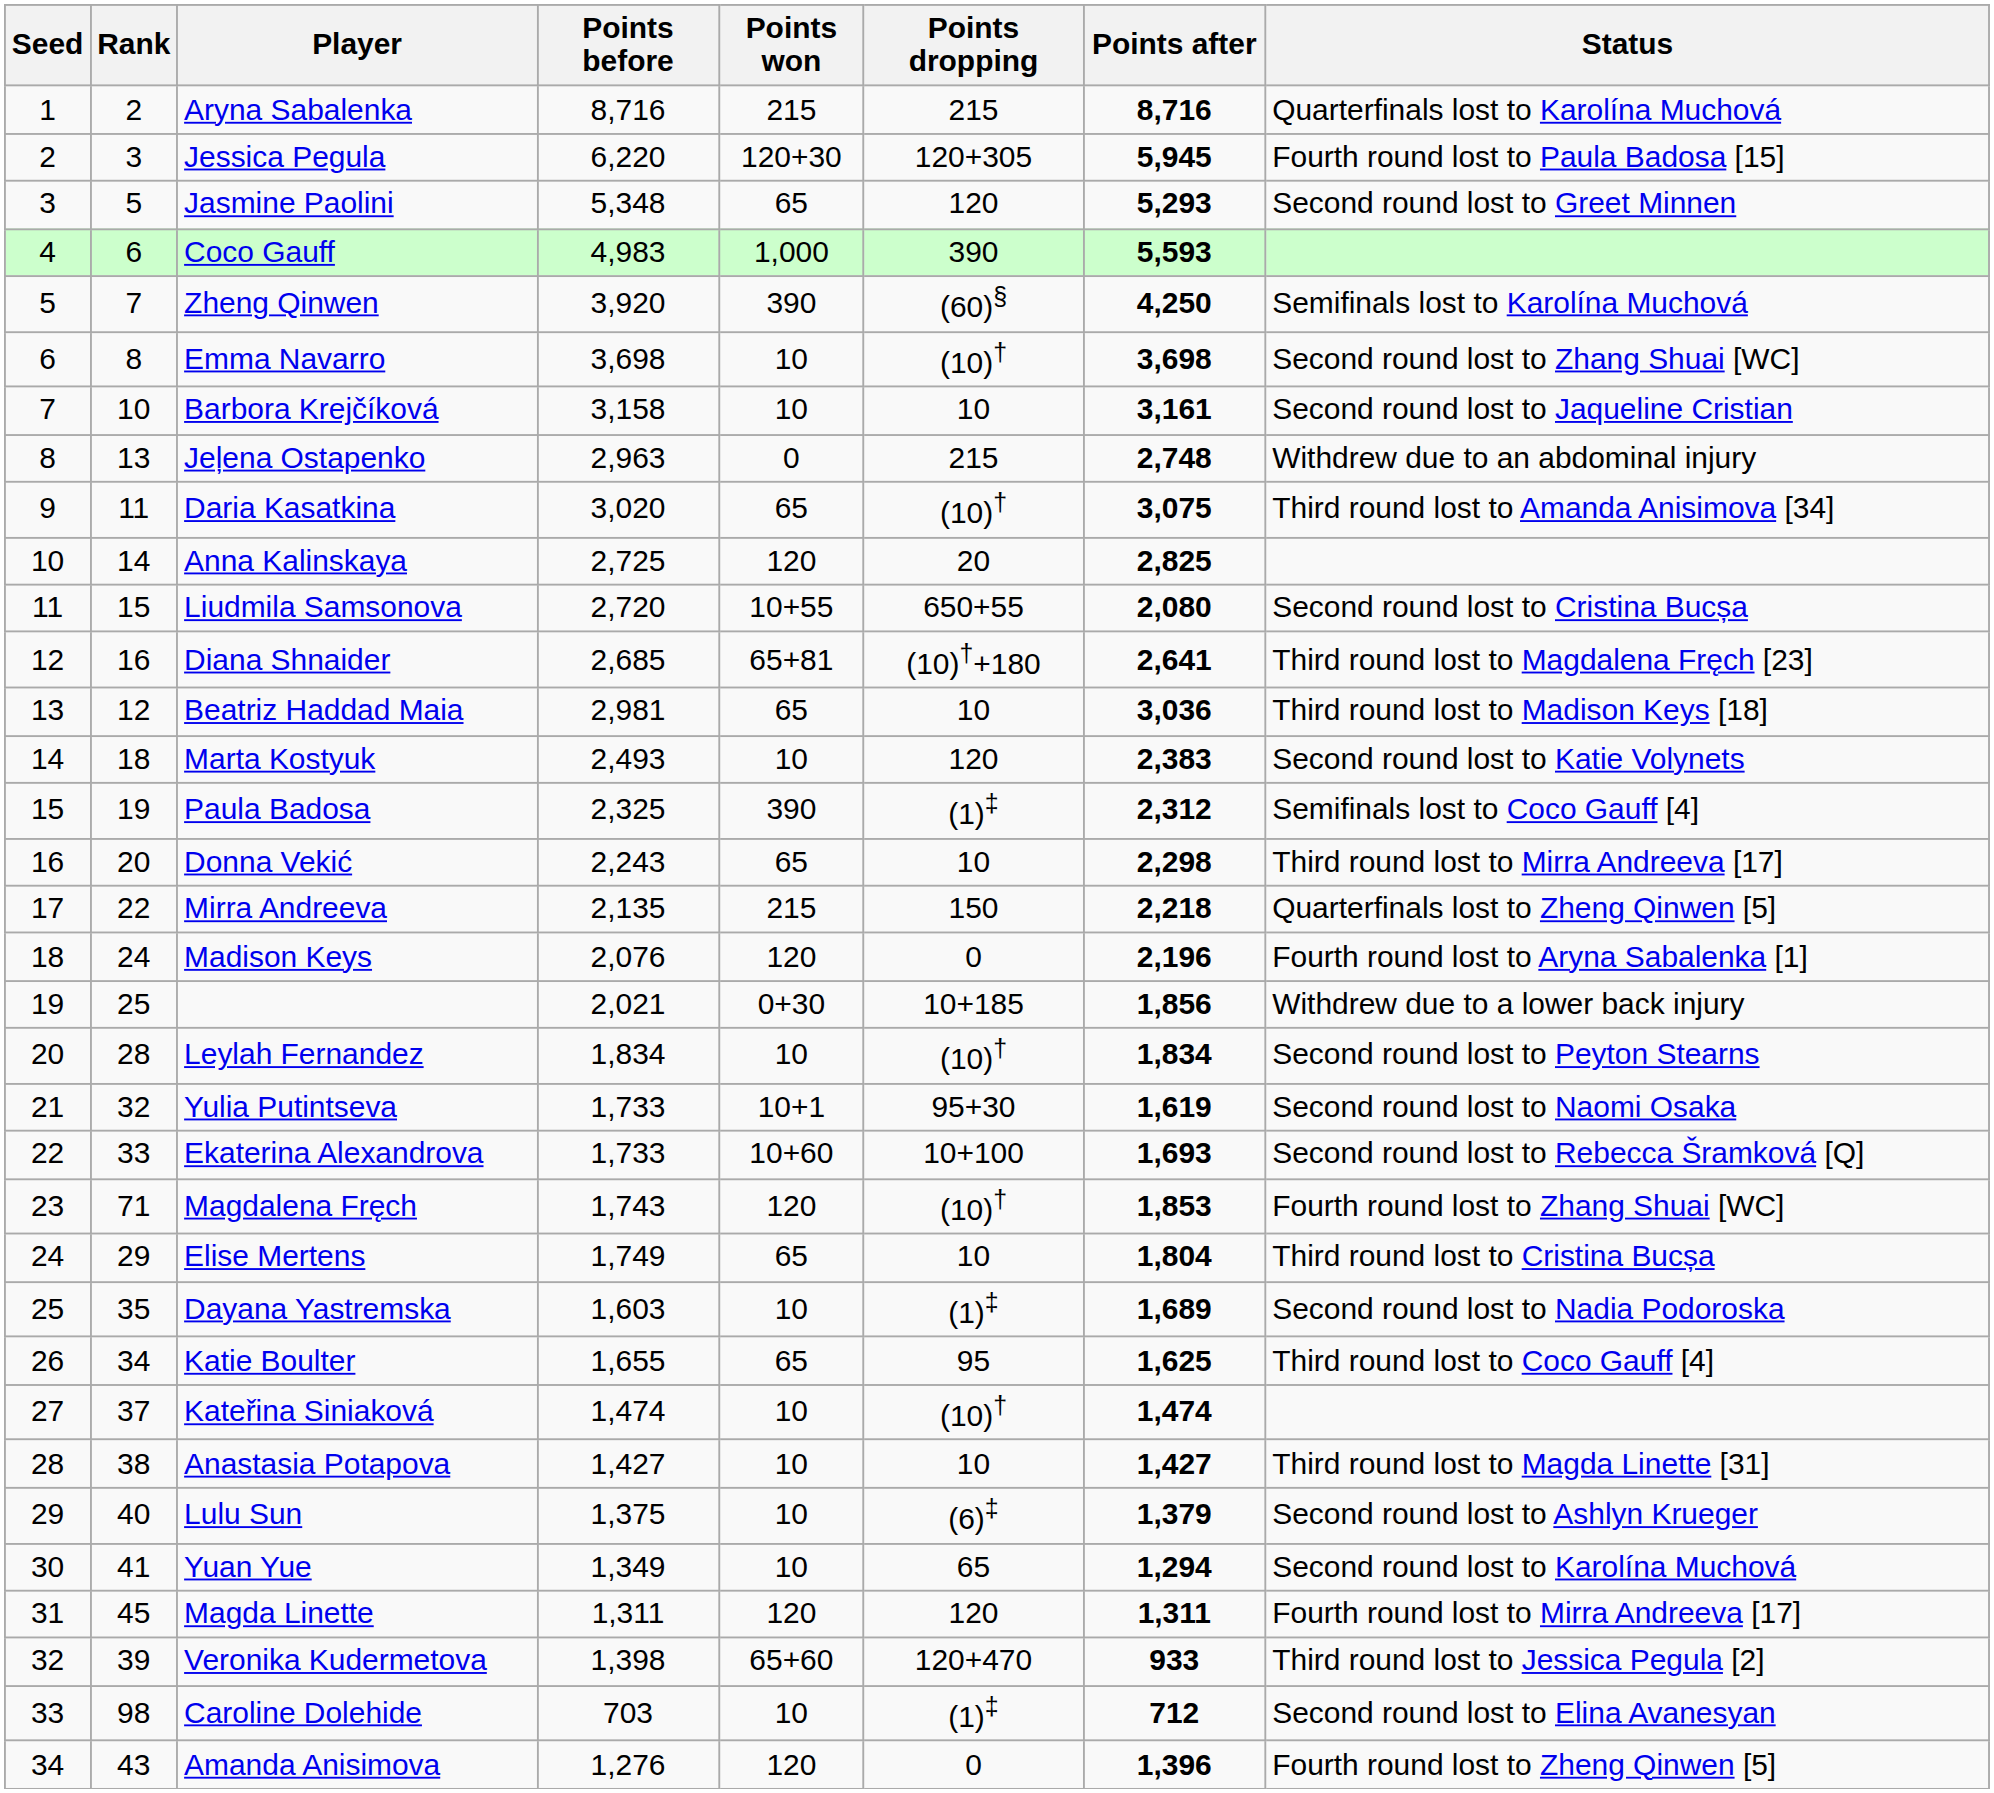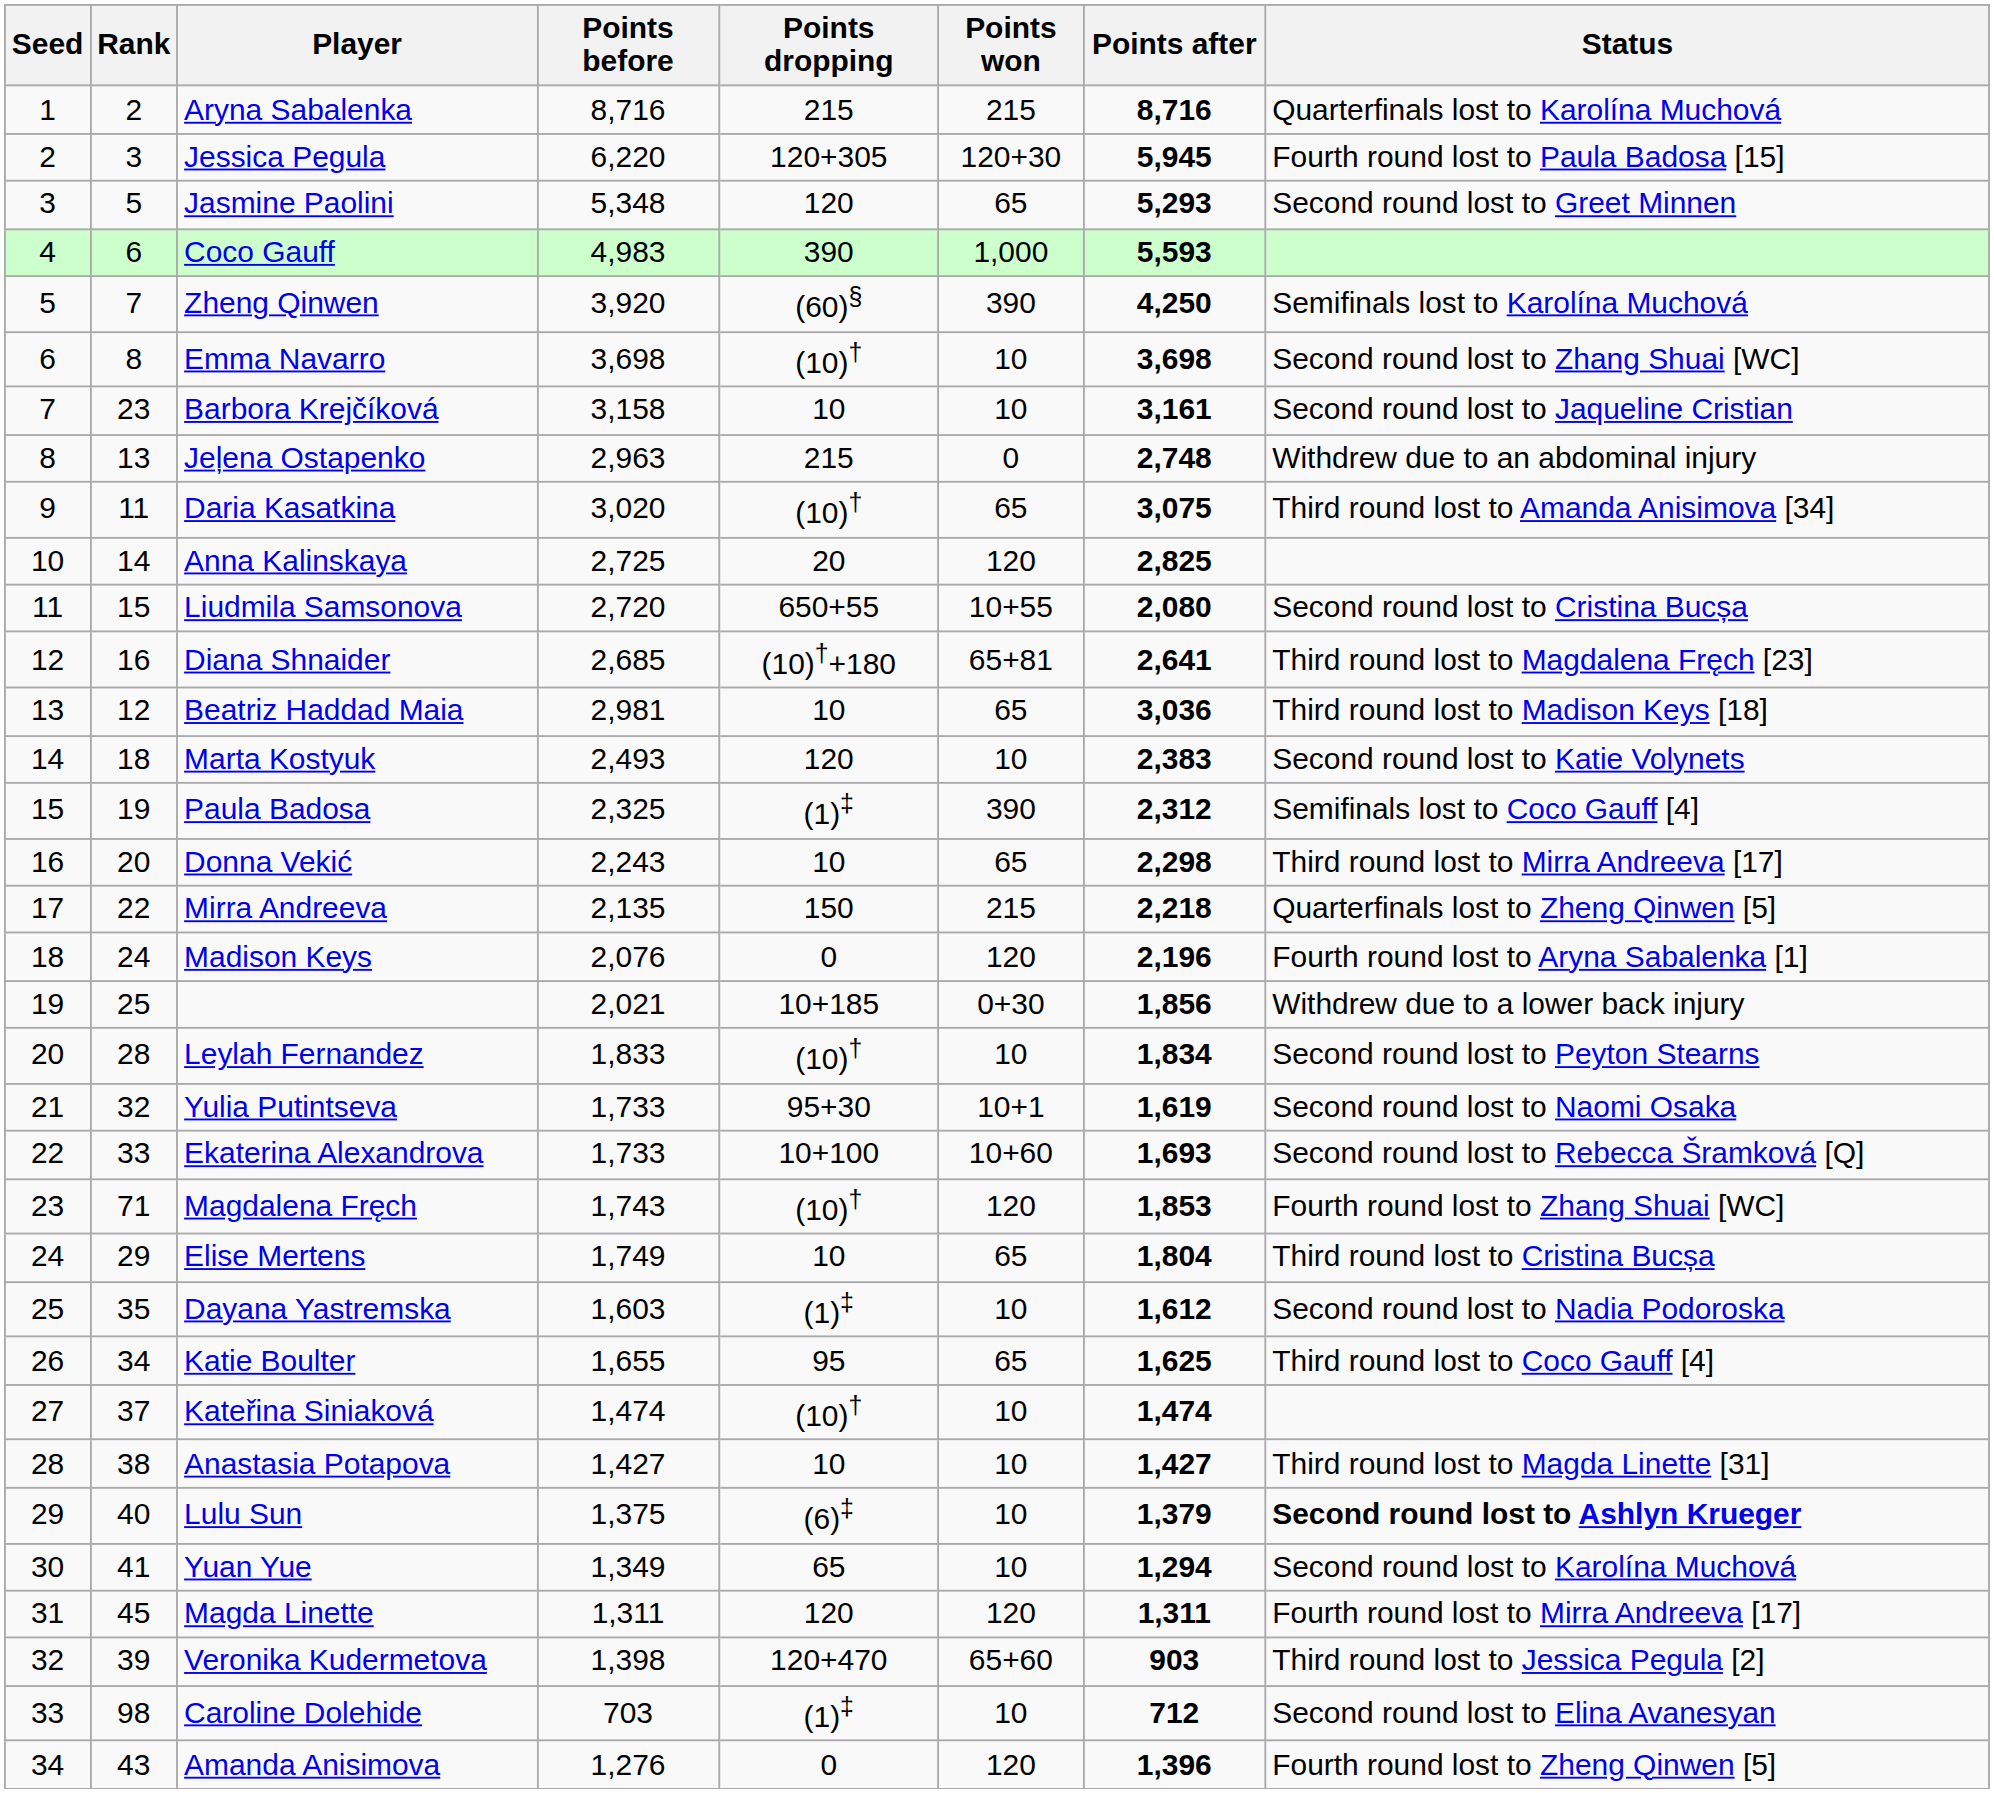columns swapped: (973, 45) <-> (791, 45)
(134, 410) 10 -> (134, 410) 23
(628, 1055) 1,834 -> (628, 1055) 1,833
(1174, 1308) 1,689 -> (1174, 1308) 1,612
(1515, 1514) normal -> (1537, 1514) bold
(1174, 1661) 933 -> (1174, 1661) 903
